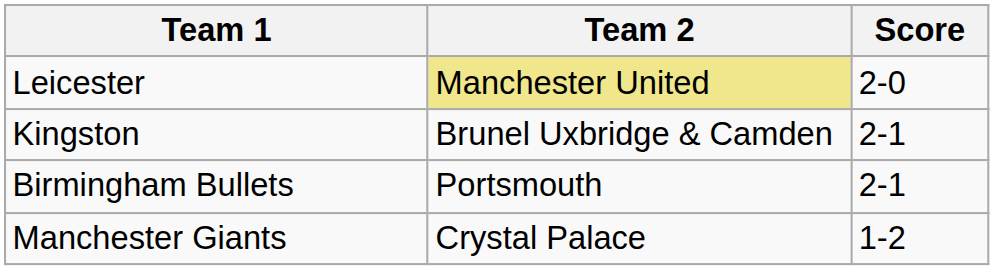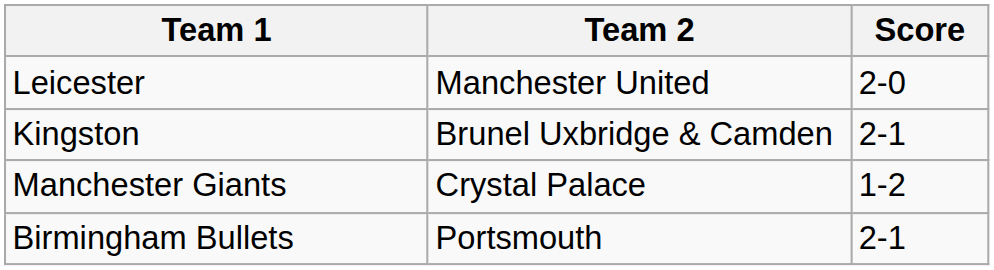(573, 82) khaki background -> (573, 82) no background
rows swapped: (150, 237) <-> (153, 185)
